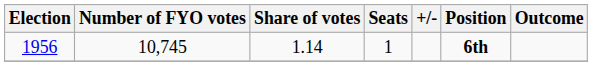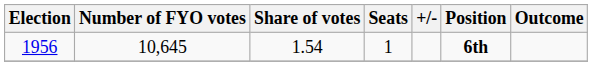(162, 46) 10,745 -> (162, 46) 10,645
(307, 46) 1.14 -> (307, 46) 1.54
